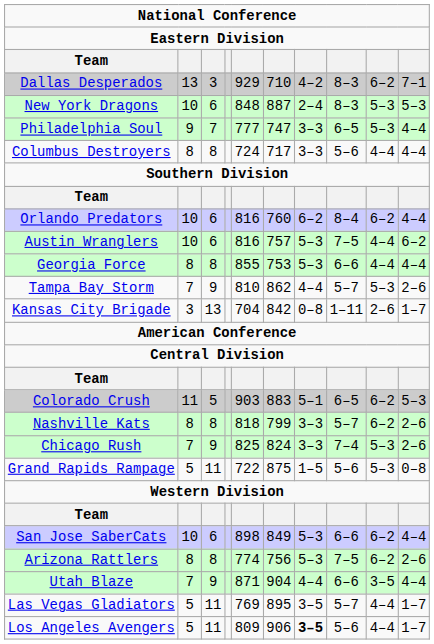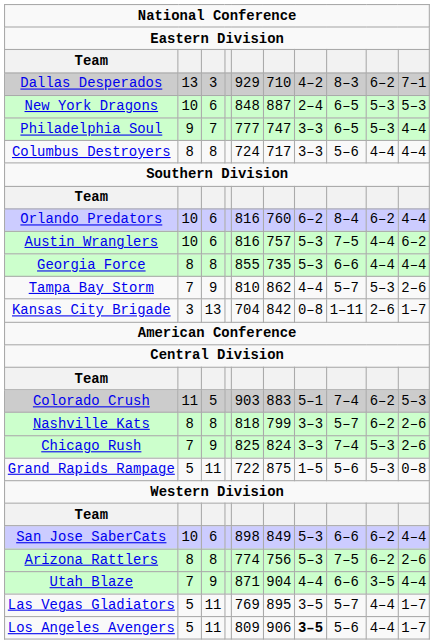(346, 107) 8–3 -> (346, 107) 6–5
(279, 265) 753 -> (279, 265) 735
(346, 401) 6–5 -> (346, 401) 7–4
